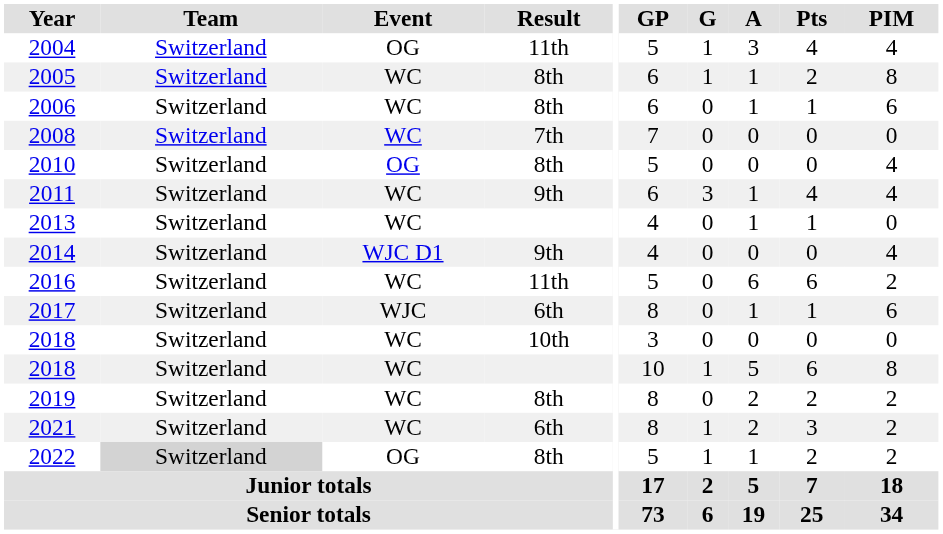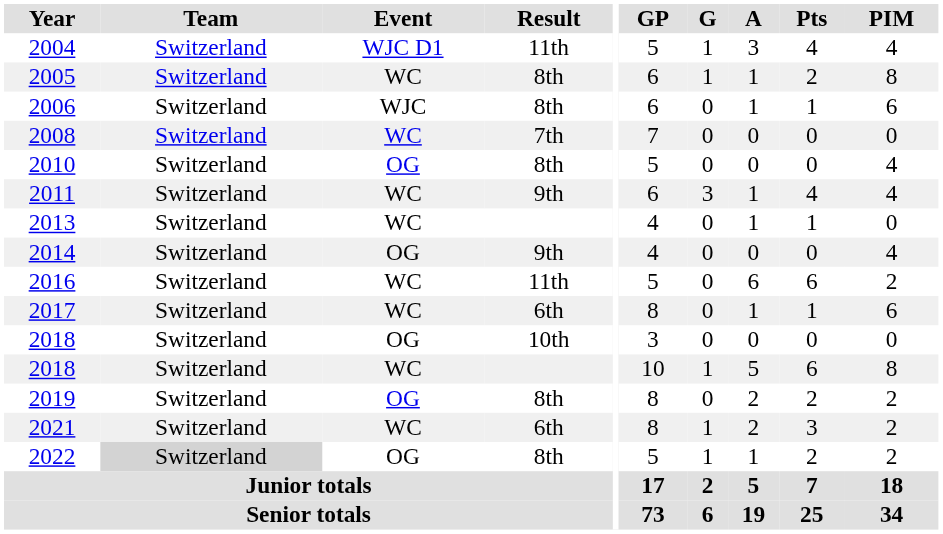(403, 47) OG -> (403, 47) WJC D1
(403, 105) WC -> (403, 105) WJC
(403, 251) WJC D1 -> (403, 251) OG
(403, 310) WJC -> (403, 310) WC
(403, 339) WC -> (403, 339) OG
(403, 397) WC -> (403, 397) OG
